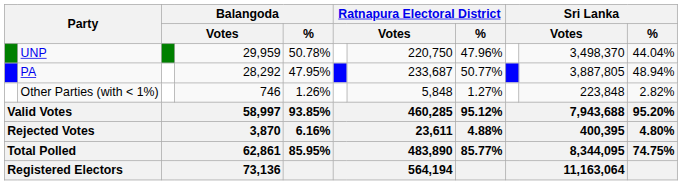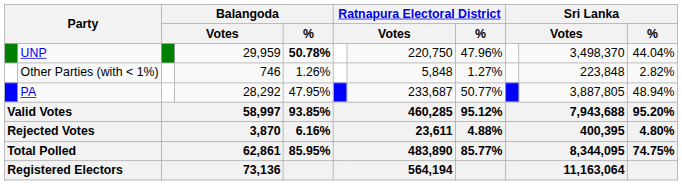(310, 53) normal -> (310, 53) bold
rows swapped: (28, 72) <-> (90, 92)
